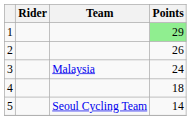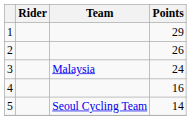(178, 32) lightgreen background -> (178, 32) no background
(178, 87) 18 -> (178, 87) 16
